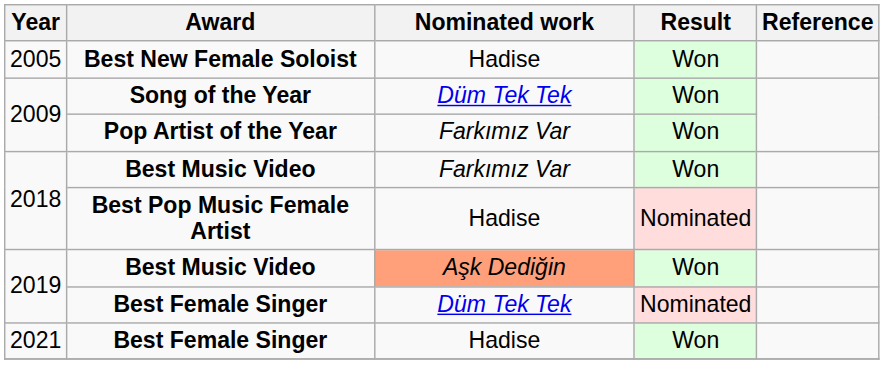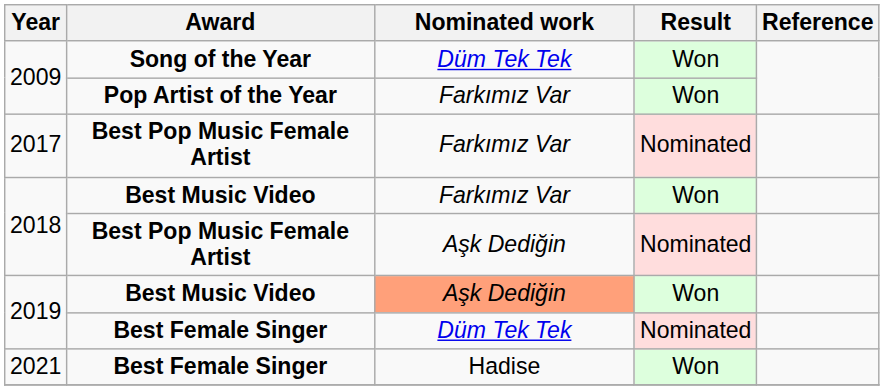- row: (36, 59)
+ row: (36, 145)
(504, 218) Hadise -> (504, 244) Aşk Dediğin
